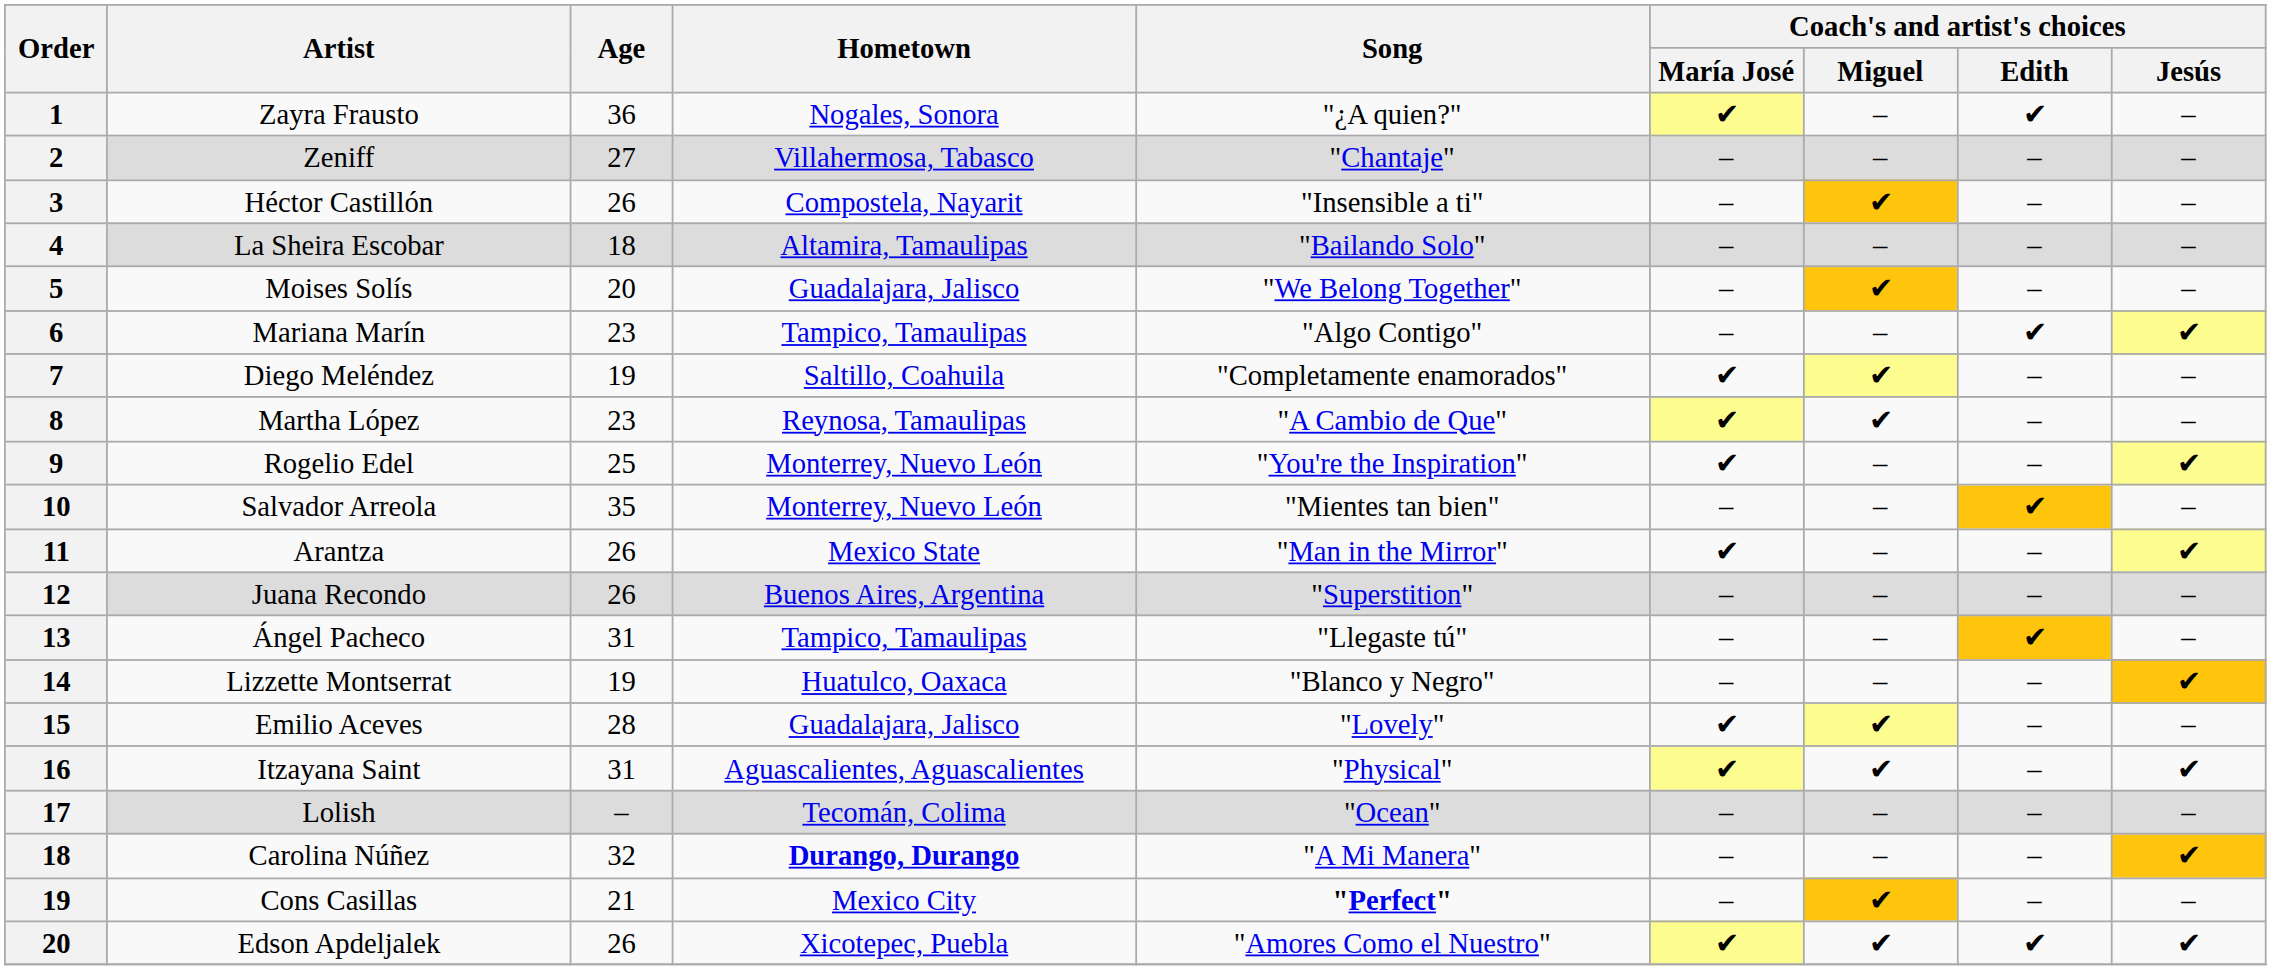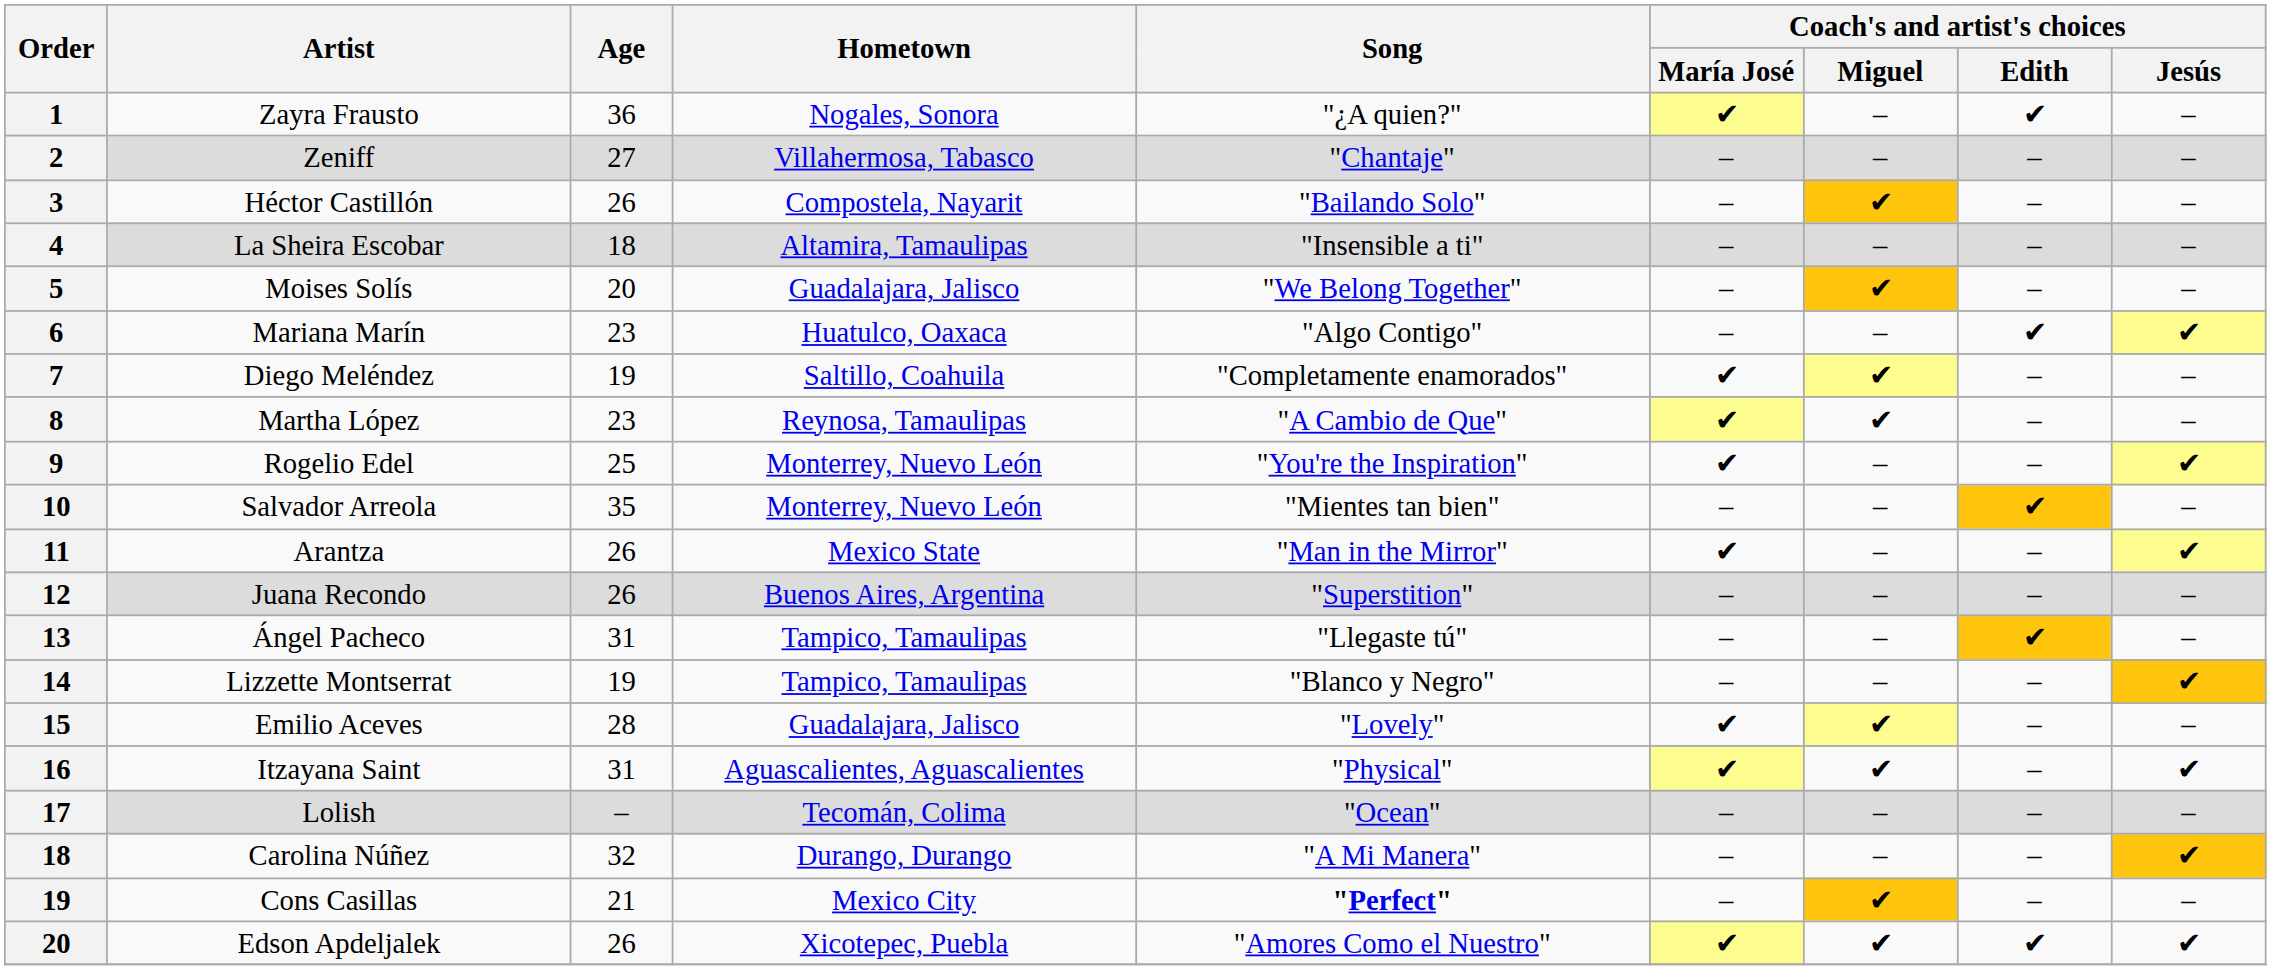(1392, 201) "Insensible a ti" -> (1392, 201) "Bailando Solo"
(1392, 245) "Bailando Solo" -> (1392, 245) "Insensible a ti"
(904, 332) Tampico, Tamaulipas -> (904, 332) Huatulco, Oaxaca
(904, 681) Huatulco, Oaxaca -> (904, 681) Tampico, Tamaulipas
(904, 856) bold -> (904, 856) normal
